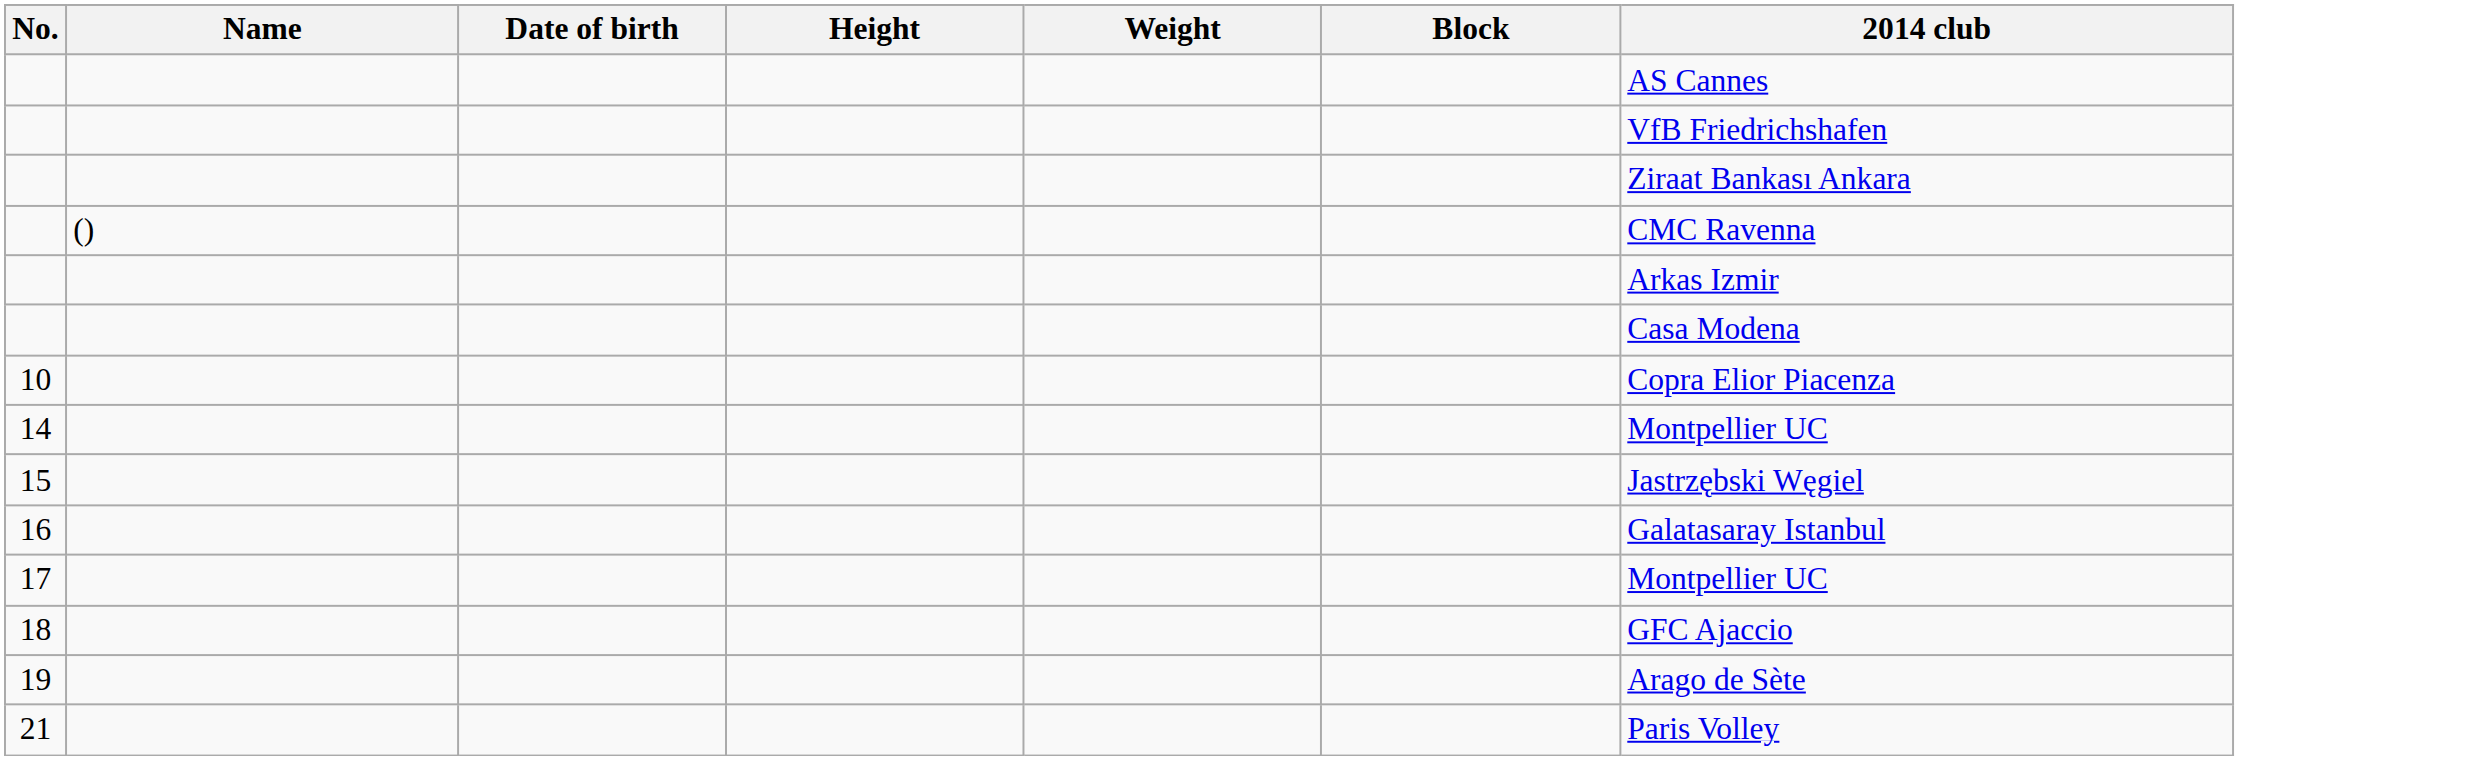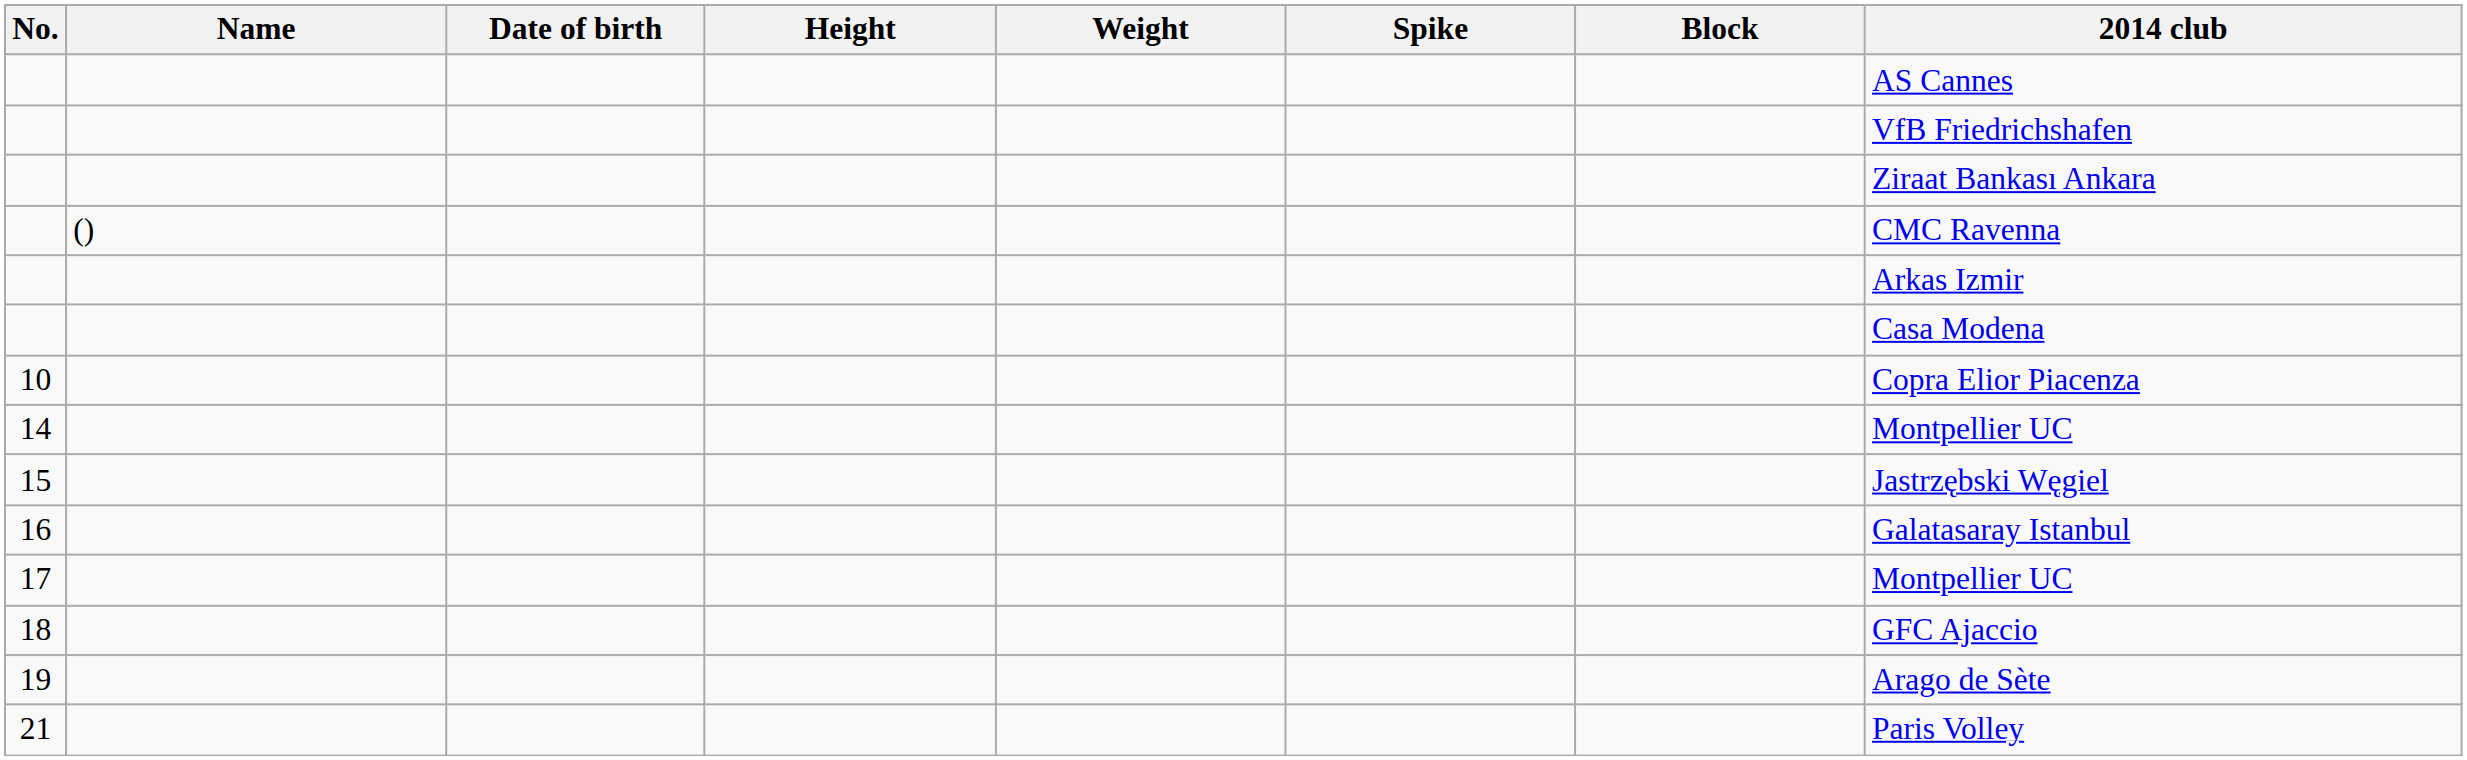+ column: (1430, 29)
